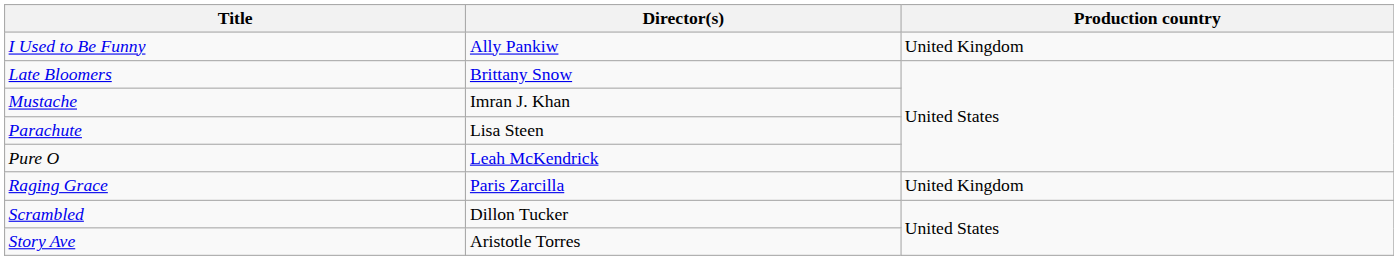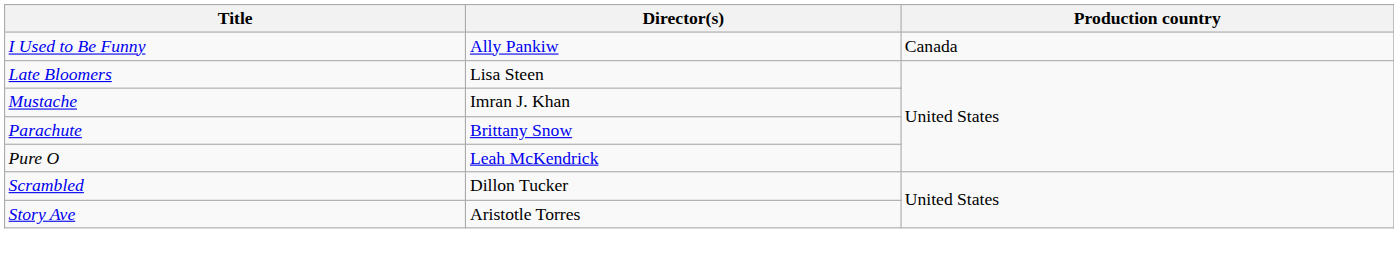(964, 46) United Kingdom -> (931, 46) Canada
(521, 74) Brittany Snow -> (507, 74) Lisa Steen
(507, 130) Lisa Steen -> (521, 130) Brittany Snow
- row: (58, 185)
